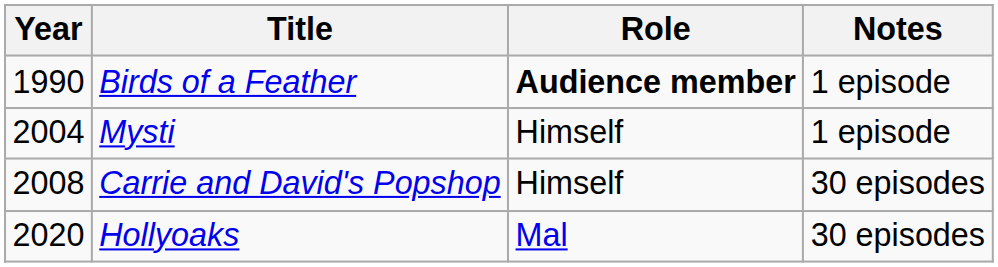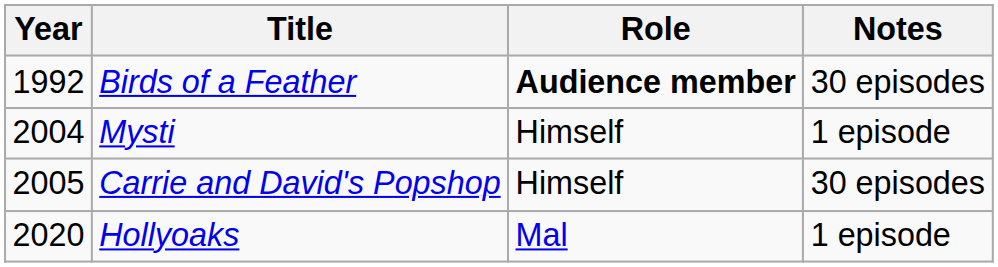(48, 81) 1990 -> (48, 81) 1992
(881, 81) 1 episode -> (898, 81) 30 episodes
(48, 183) 2008 -> (48, 183) 2005
(898, 235) 30 episodes -> (881, 235) 1 episode
